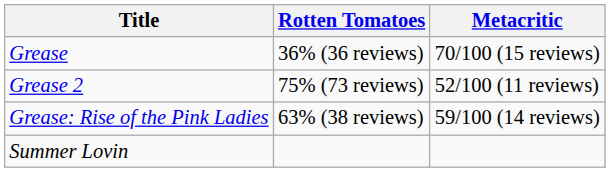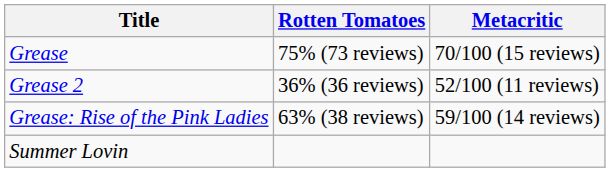(351, 53) 36% (36 reviews) -> (351, 53) 75% (73 reviews)
(351, 85) 75% (73 reviews) -> (351, 85) 36% (36 reviews)
